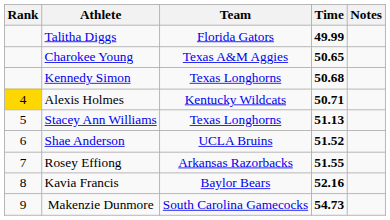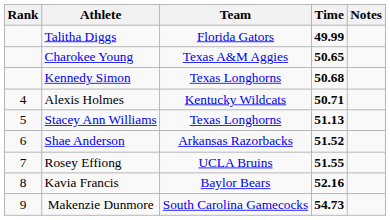(23, 99) gold background -> (23, 99) no background
(235, 141) UCLA Bruins -> (235, 141) Arkansas Razorbacks
(235, 162) Arkansas Razorbacks -> (235, 162) UCLA Bruins
